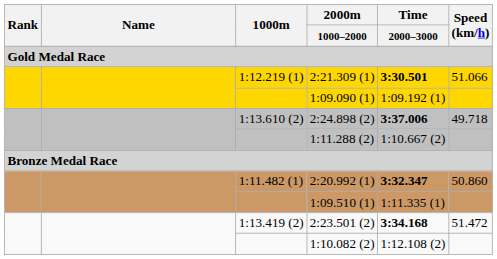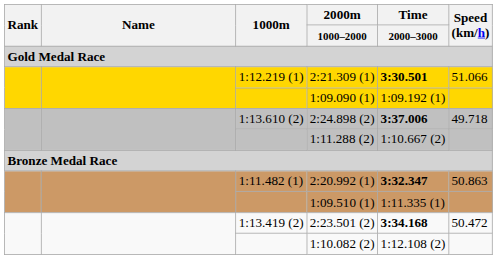(470, 181) 50.860 -> (470, 181) 50.863
(470, 222) 51.472 -> (470, 222) 50.472
